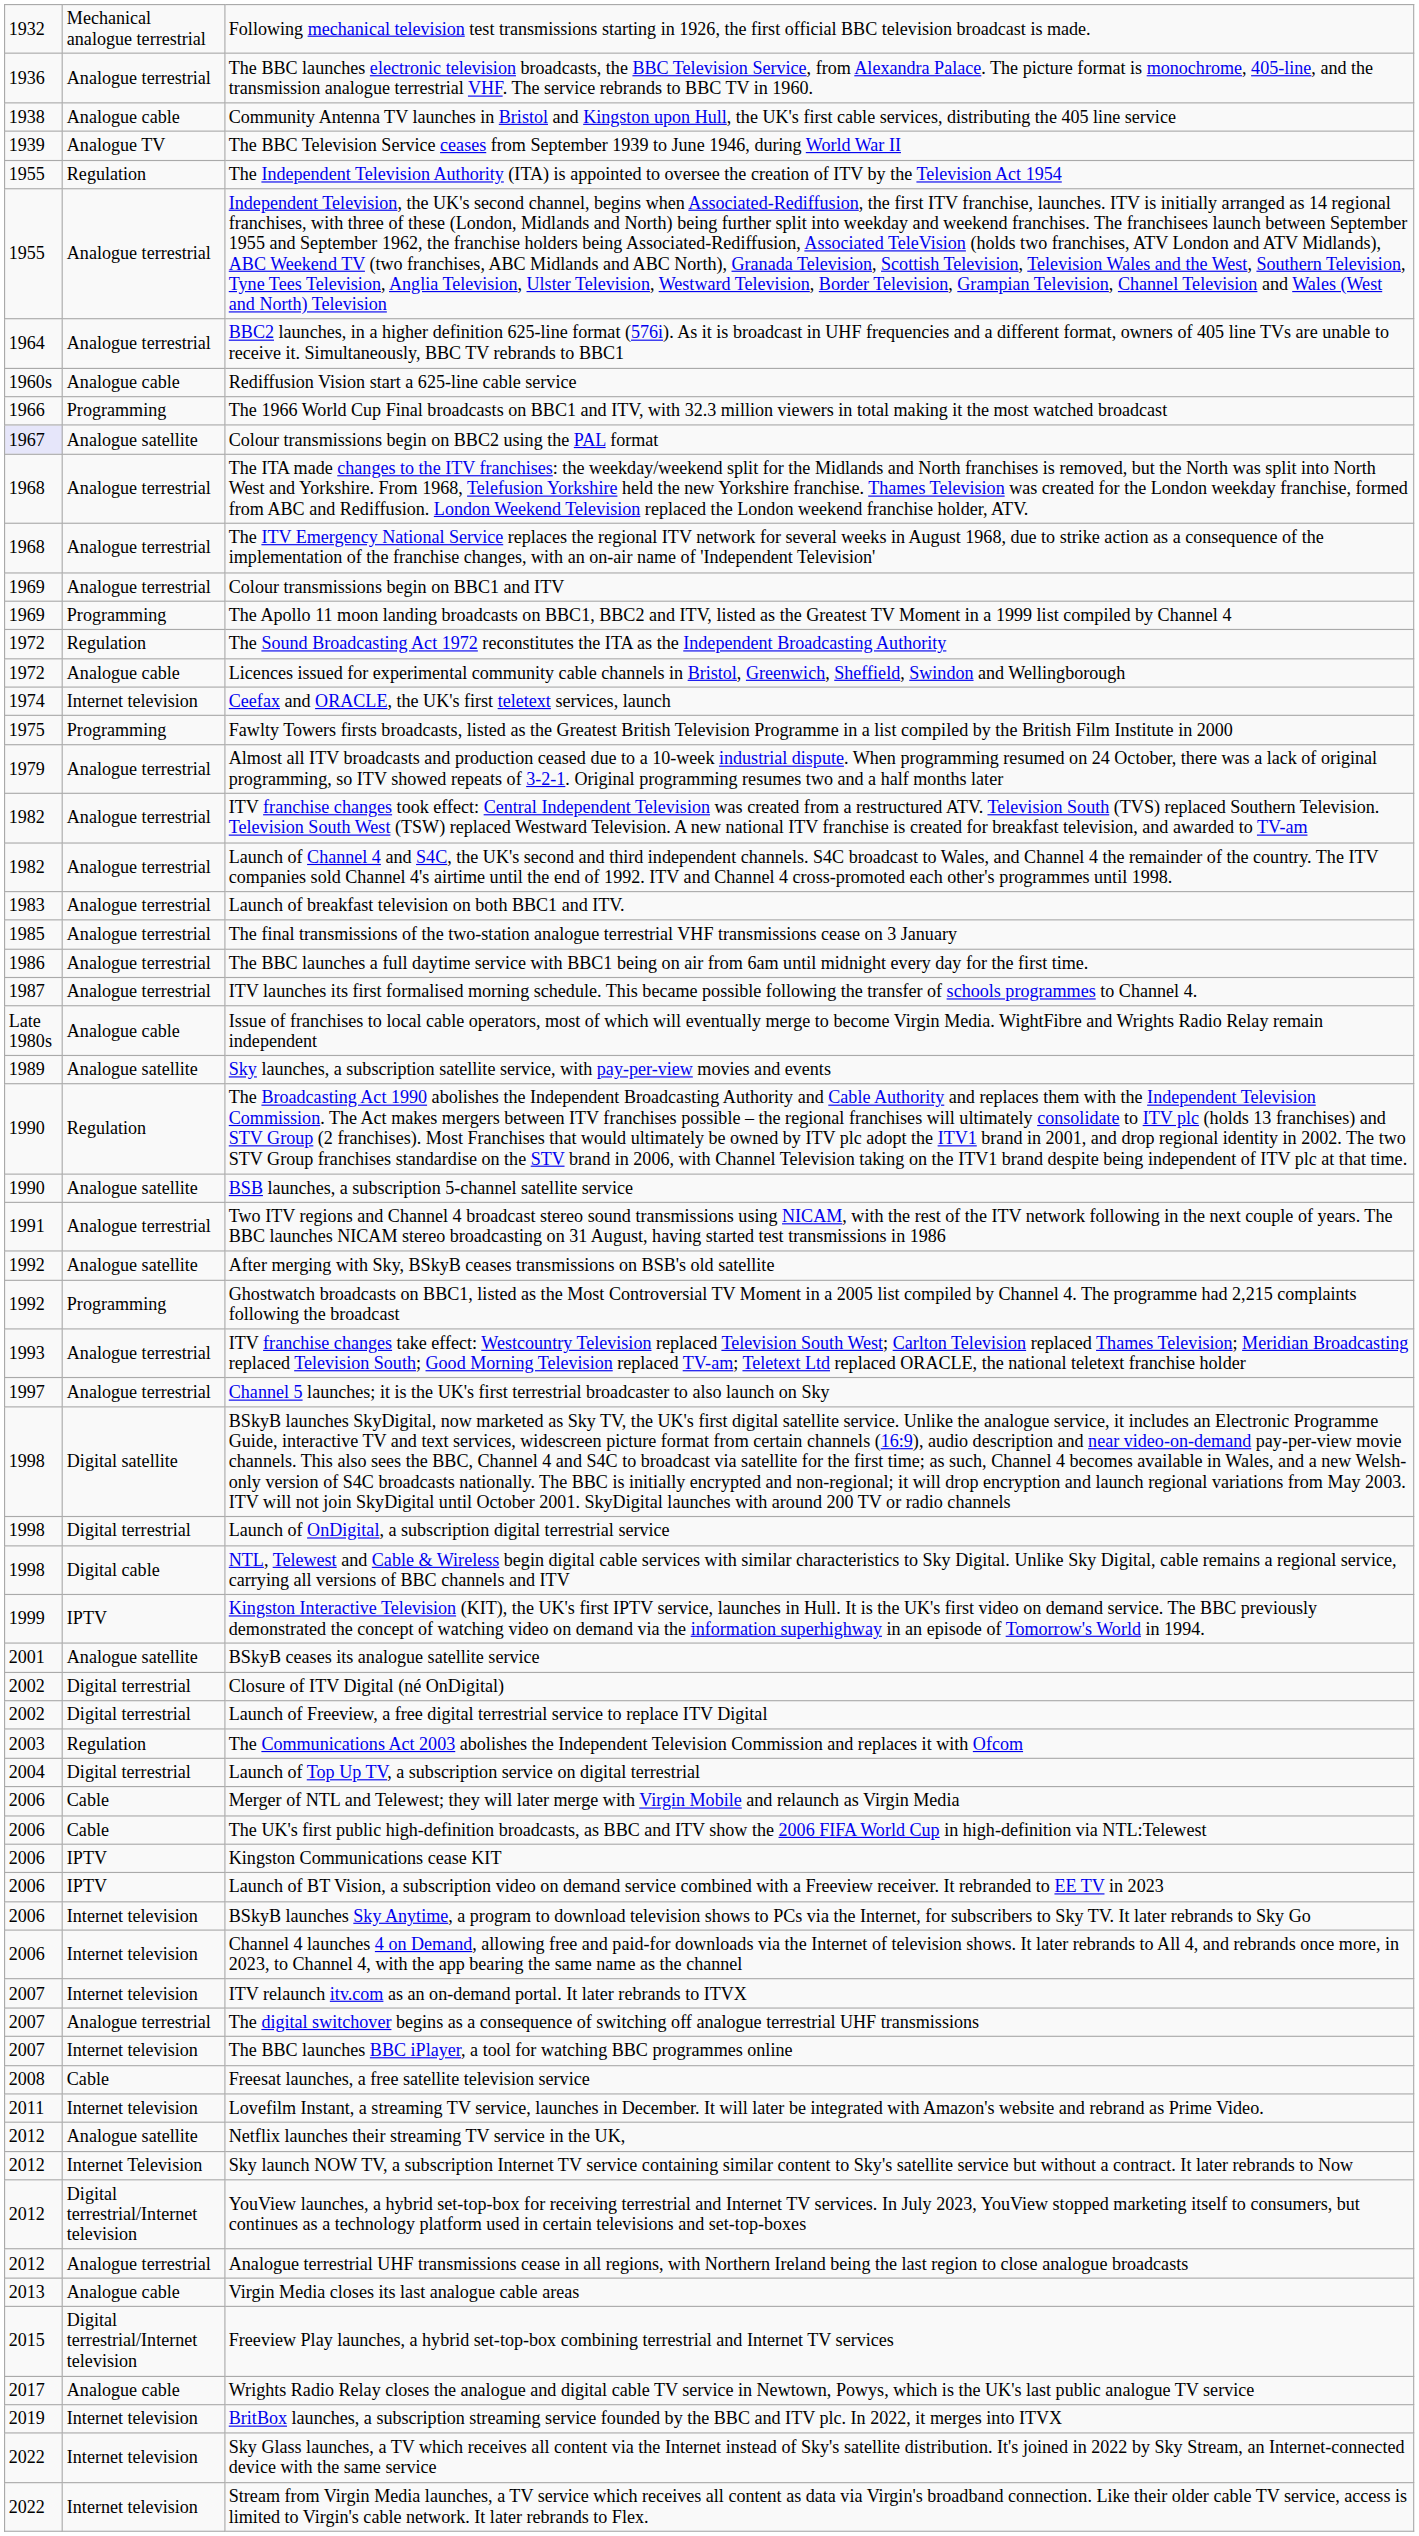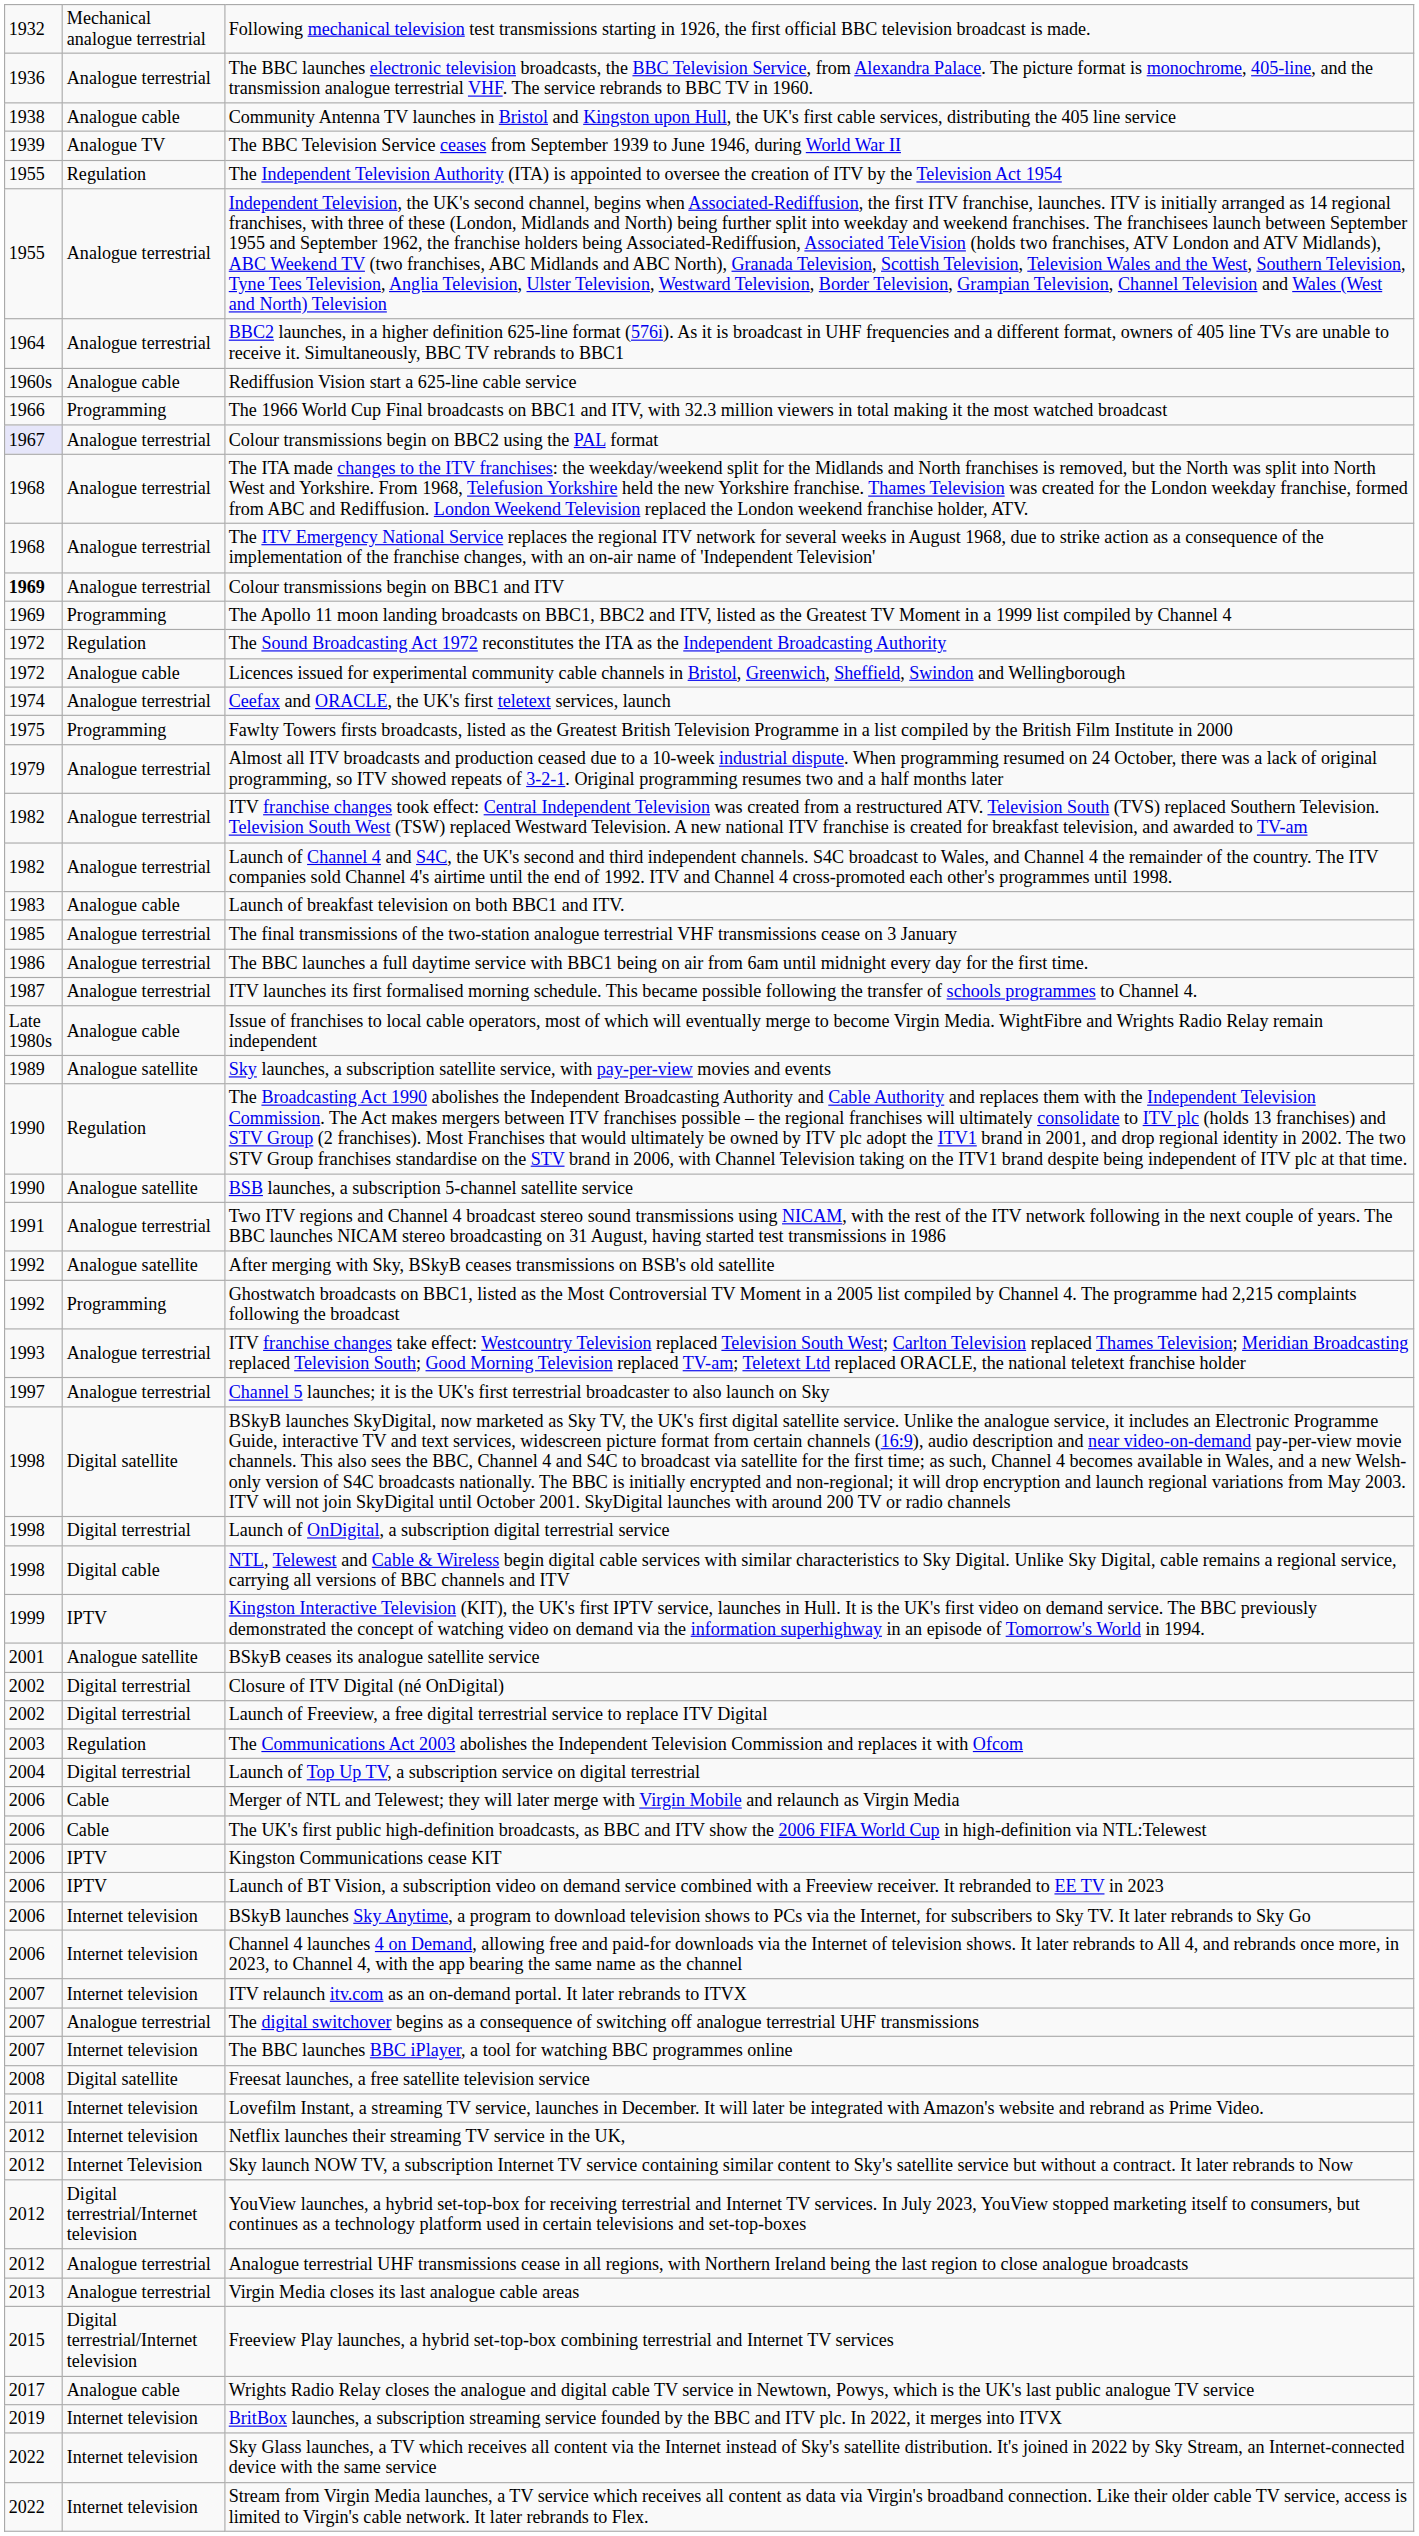(132, 439) Analogue satellite -> (139, 439) Analogue terrestrial
(27, 586) normal -> (27, 586) bold
(132, 701) Internet television -> (139, 701) Analogue terrestrial
(139, 905) Analogue terrestrial -> (123, 905) Analogue cable
(88, 2079) Cable -> (122, 2079) Digital satellite
(132, 2136) Analogue satellite -> (132, 2136) Internet television
(123, 2292) Analogue cable -> (139, 2292) Analogue terrestrial
